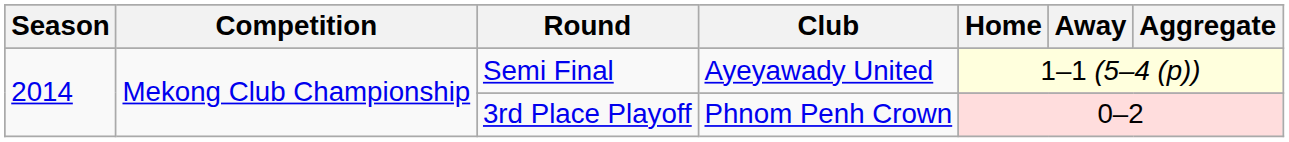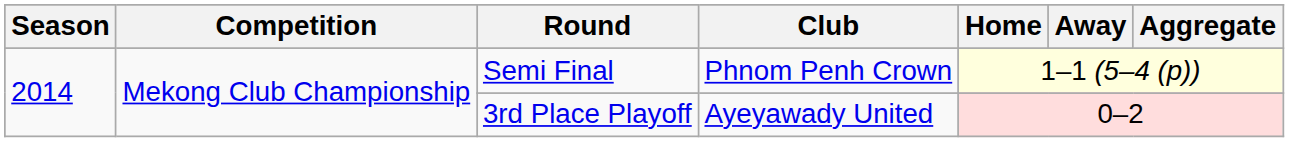(819, 70) Ayeyawady United -> (828, 70) Phnom Penh Crown
(828, 114) Phnom Penh Crown -> (819, 114) Ayeyawady United
